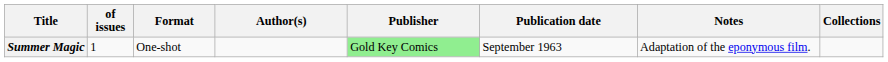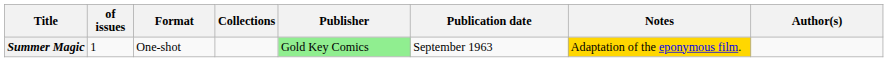columns swapped: (281, 20) <-> (852, 20)
(725, 47) no background -> (656, 47) gold background
